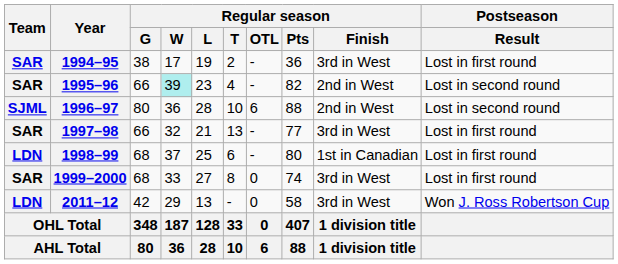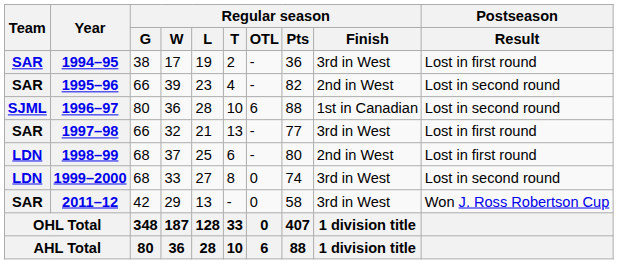(173, 86) paleturquoise background -> (173, 86) no background
(355, 109) 2nd in West -> (367, 109) 1st in Canadian
(367, 155) 1st in Canadian -> (355, 155) 2nd in West
(27, 178) SAR -> (27, 178) LDN
(481, 178) Lost in first round -> (492, 178) Lost in second round
(27, 201) LDN -> (27, 201) SAR
